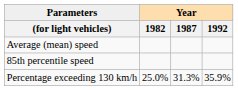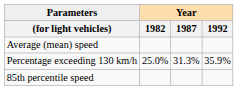rows swapped: (50, 61) <-> (72, 77)
